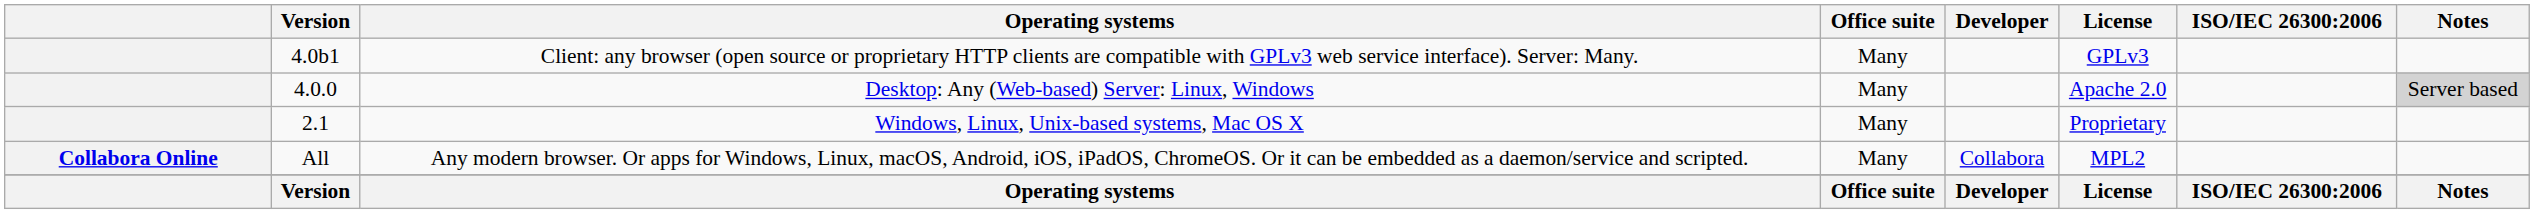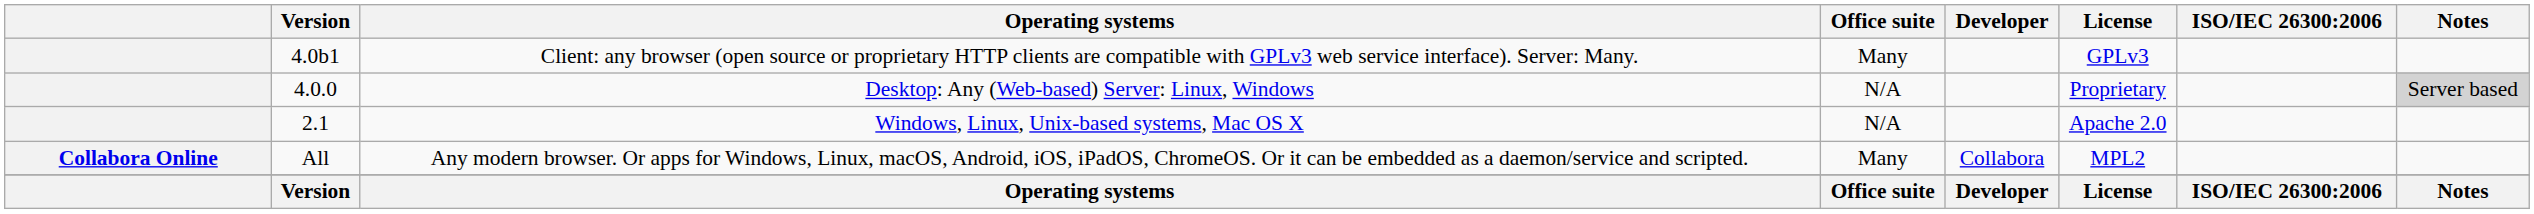(1883, 89) Many -> (1883, 89) N/A
(2118, 89) Apache 2.0 -> (2118, 89) Proprietary
(1883, 123) Many -> (1883, 123) N/A
(2118, 123) Proprietary -> (2118, 123) Apache 2.0
